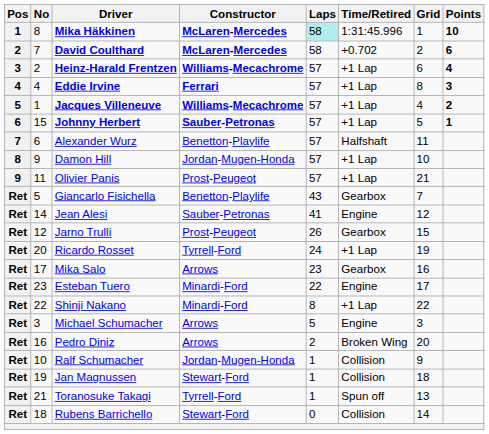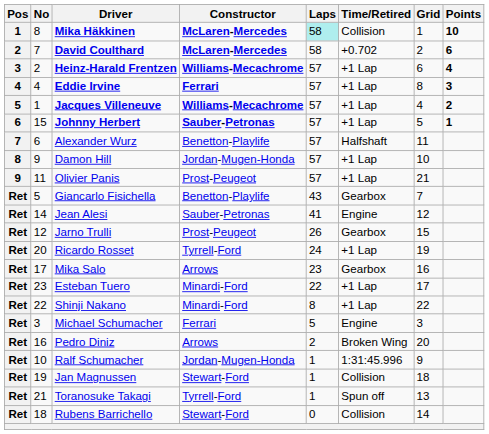(372, 31) 1:31:45.996 -> (363, 31) Collision
(359, 286) Engine -> (359, 286) +1 Lap
(200, 323) Arrows -> (199, 323) Ferrari
(363, 359) Collision -> (372, 359) 1:31:45.996
